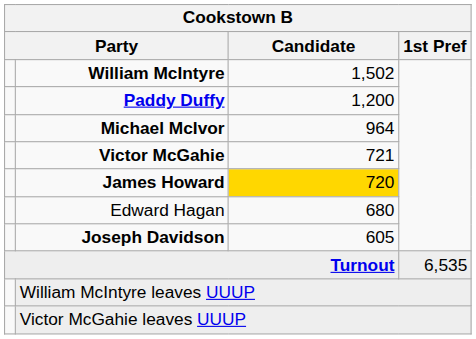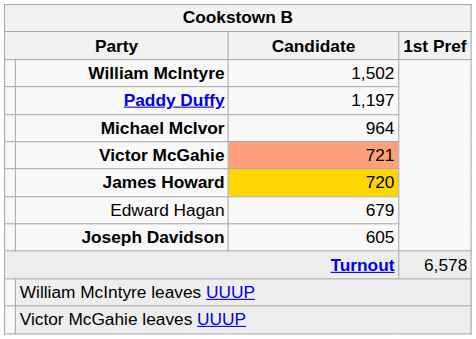(373, 100) 1,200 -> (373, 100) 1,197
(380, 155) no background -> (380, 155) lightsalmon background
(380, 210) 680 -> (380, 210) 679
(446, 264) 6,535 -> (446, 264) 6,578
